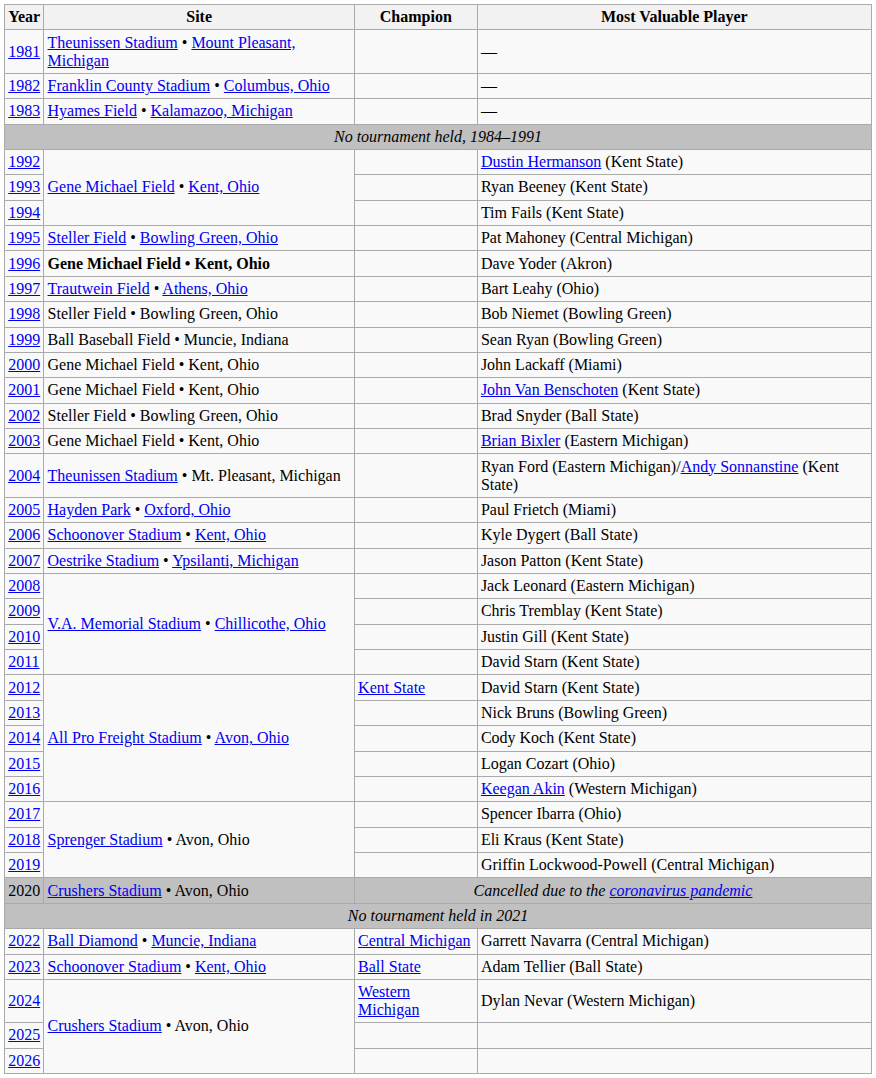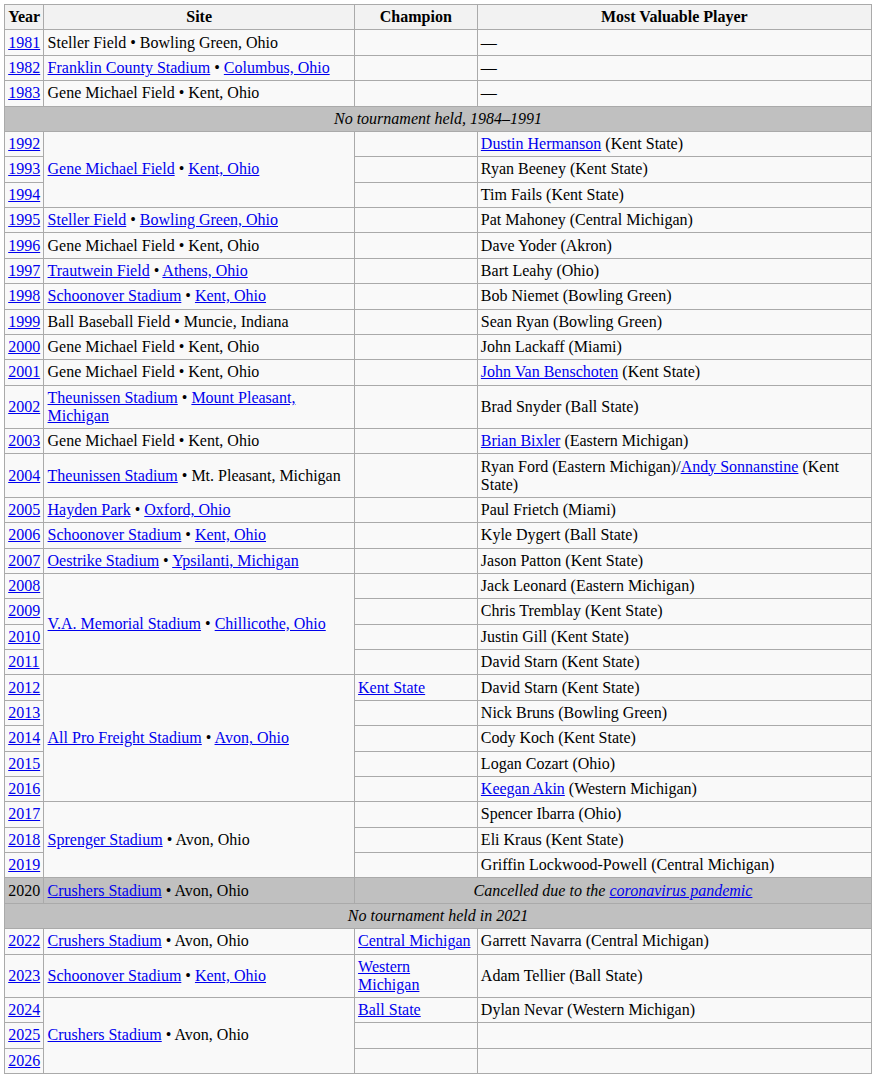(171, 51) Theunissen Stadium • Mount Pleasant, Michigan -> (163, 42) Steller Field • Bowling Green, Ohio
(170, 111) Hyames Field • Kalamazoo, Michigan -> (153, 93) Gene Michael Field • Kent, Ohio
(159, 263) bold -> (153, 245) normal
(163, 314) Steller Field • Bowling Green, Ohio -> (157, 296) Schoonover Stadium • Kent, Ohio
(163, 415) Steller Field • Bowling Green, Ohio -> (171, 406) Theunissen Stadium • Mount Pleasant, Michigan
(152, 941) Ball Diamond • Muncie, Indiana -> (148, 941) Crushers Stadium • Avon, Ohio
(389, 966) Ball State -> (389, 975) Western Michigan
(389, 1001) Western Michigan -> (389, 1010) Ball State
